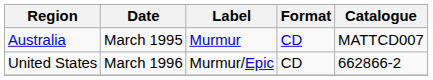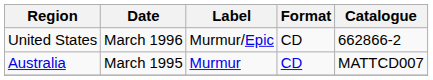rows swapped: (37, 39) <-> (53, 63)
